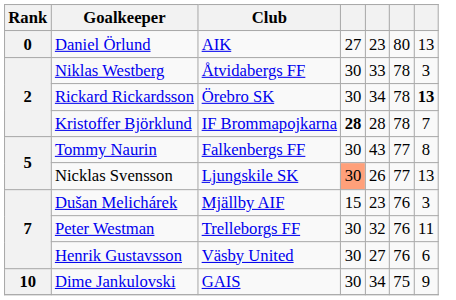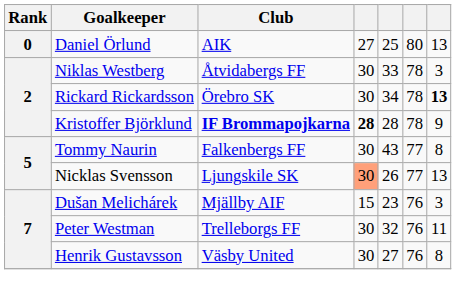(377, 44) 23 -> (390, 44) 25
(269, 123) normal -> (276, 123) bold
(426, 123) 7 -> (439, 123) 9
(426, 255) 6 -> (439, 255) 8
- row: (115, 281)
